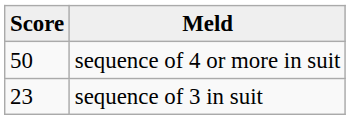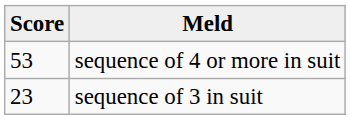(21, 59) 50 -> (21, 59) 53
